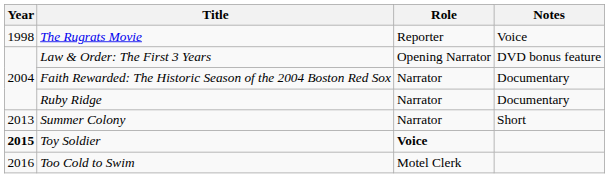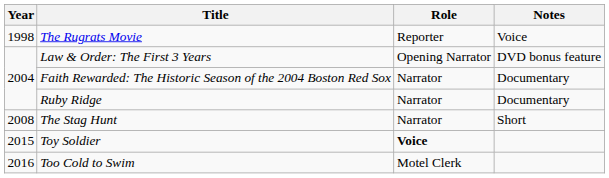+ row: (79, 120)
- row: (83, 120)
(21, 141) bold -> (21, 141) normal
